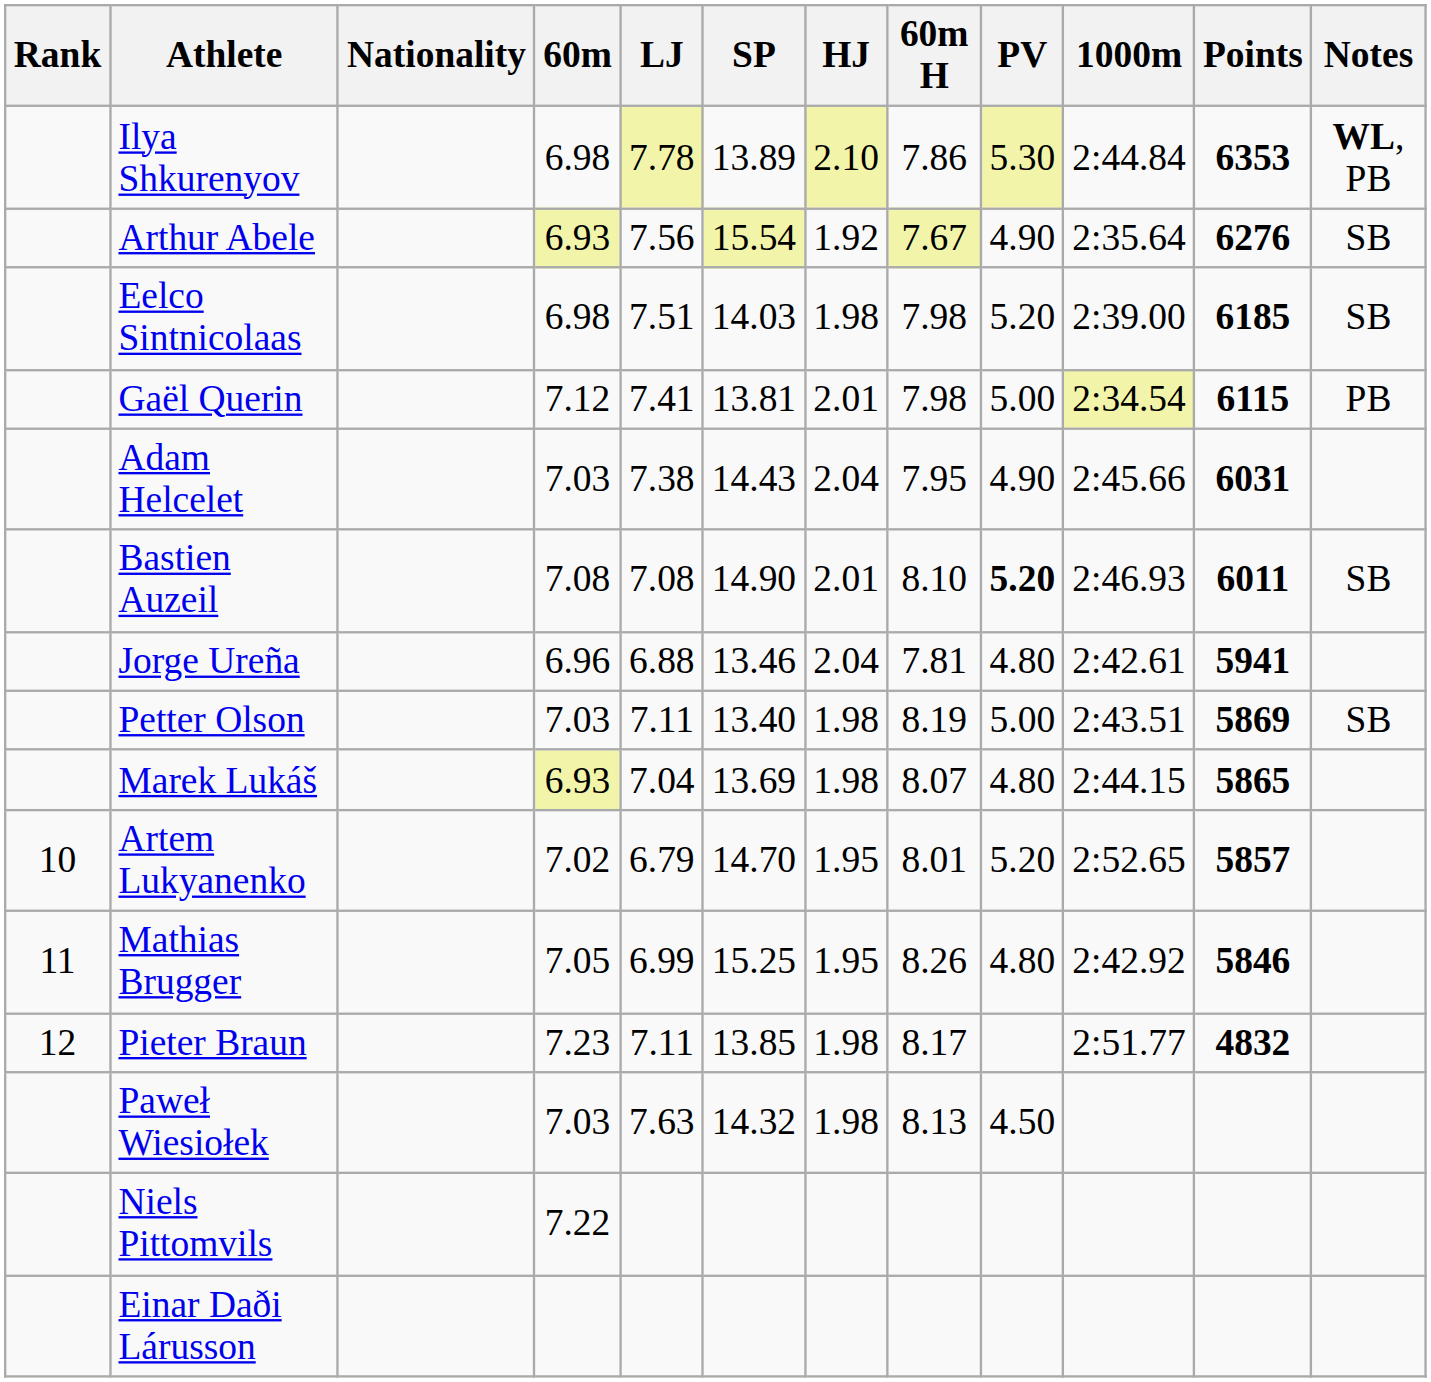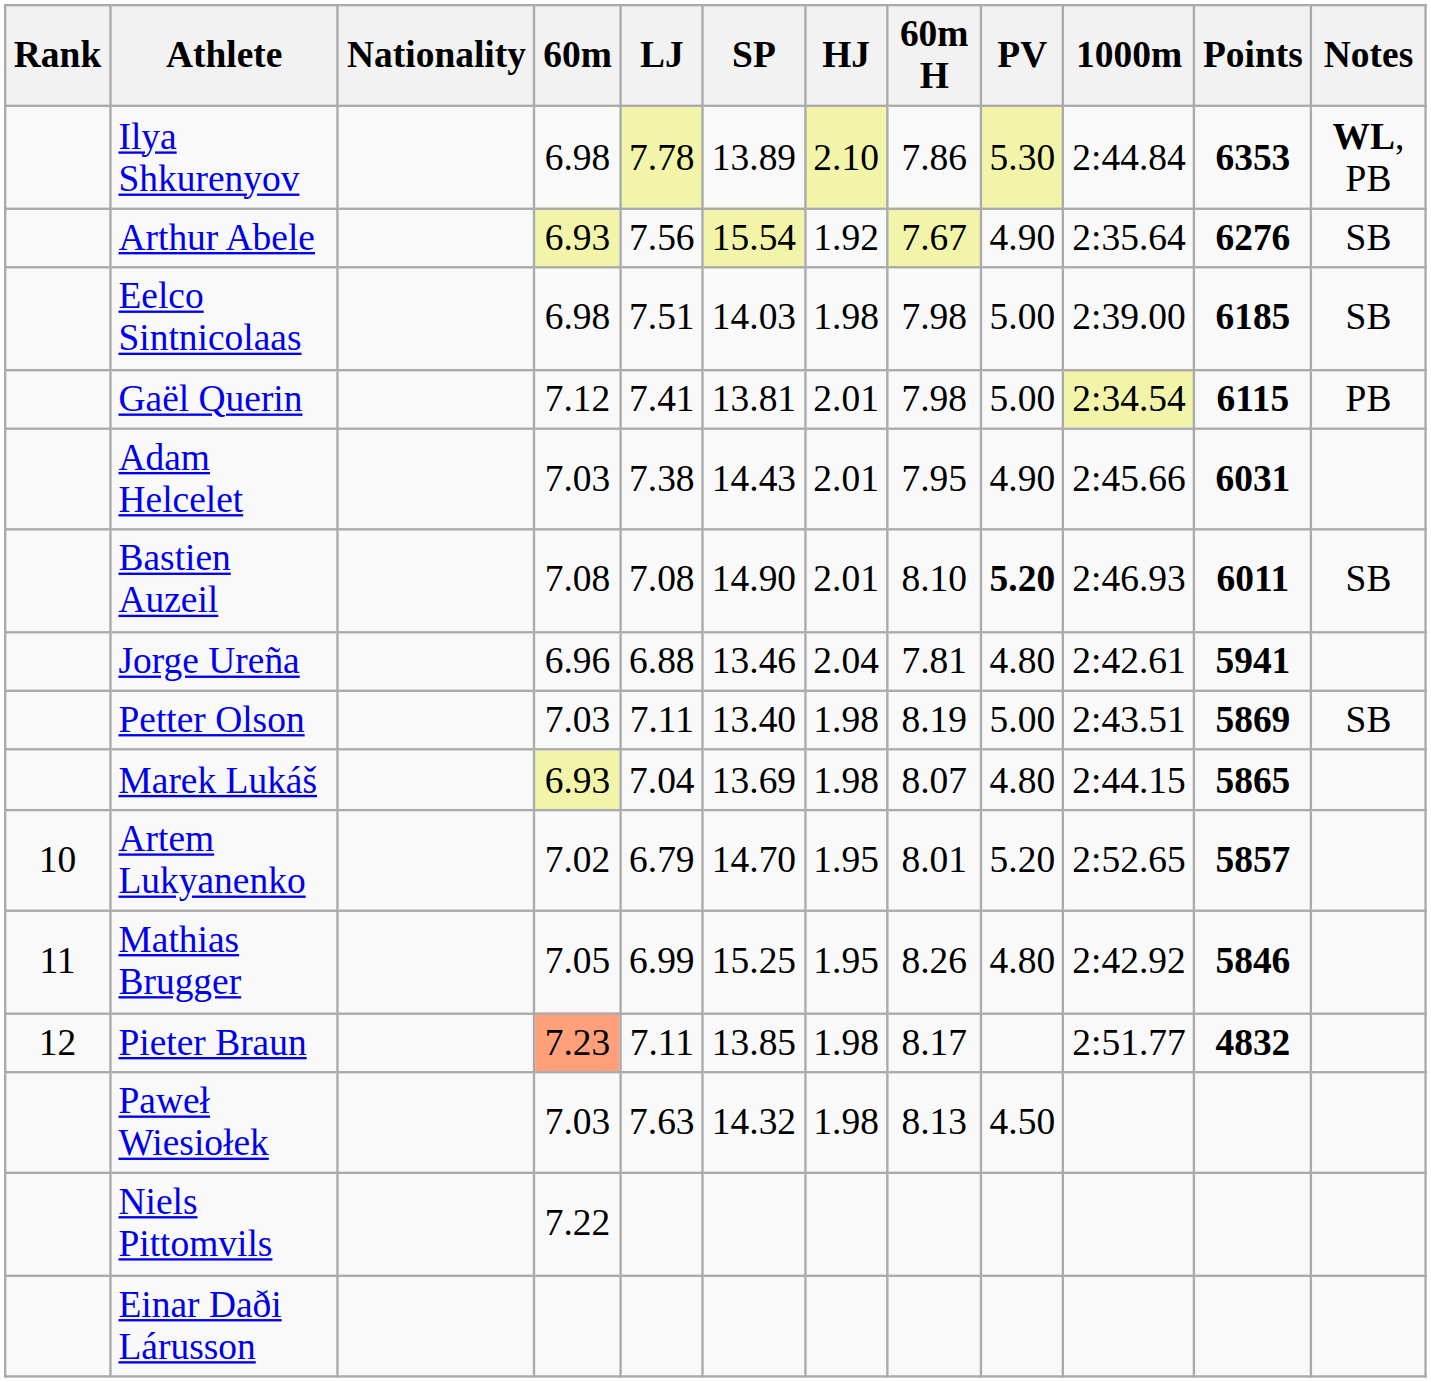(1022, 317) 5.20 -> (1022, 317) 5.00
(846, 478) 2.04 -> (846, 478) 2.01
(577, 1041) no background -> (577, 1041) lightsalmon background
